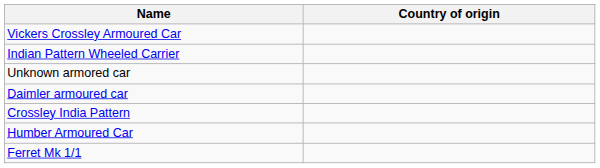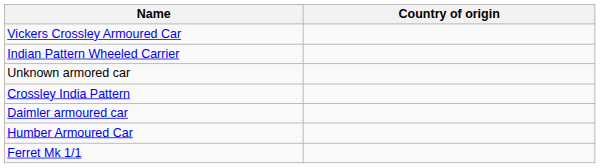rows swapped: (69, 113) <-> (68, 93)
